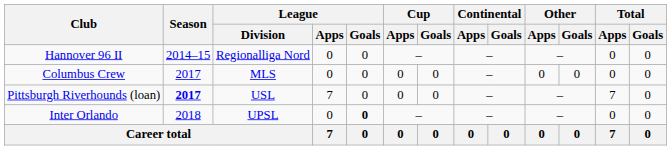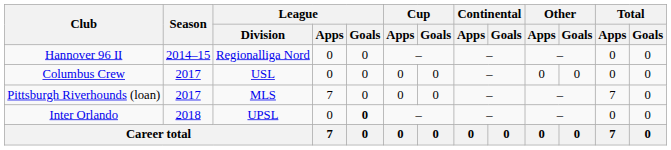(263, 74) MLS -> (263, 74) USL
(188, 94) bold -> (188, 94) normal
(263, 94) USL -> (263, 94) MLS
